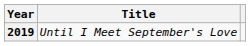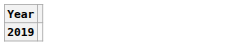- column: (138, 14)
